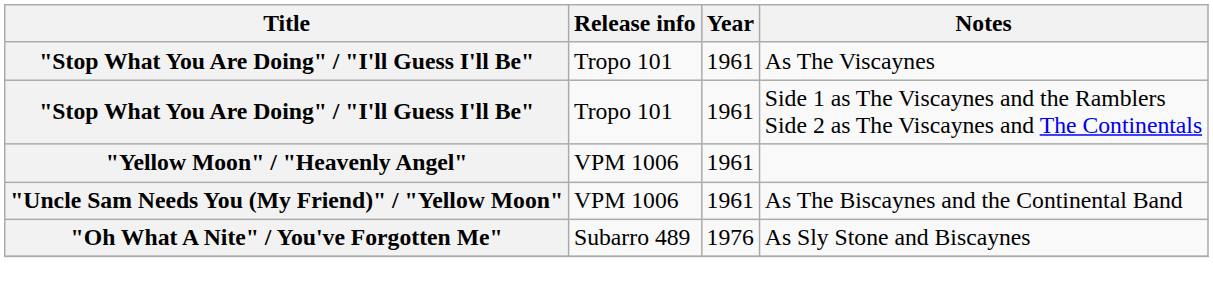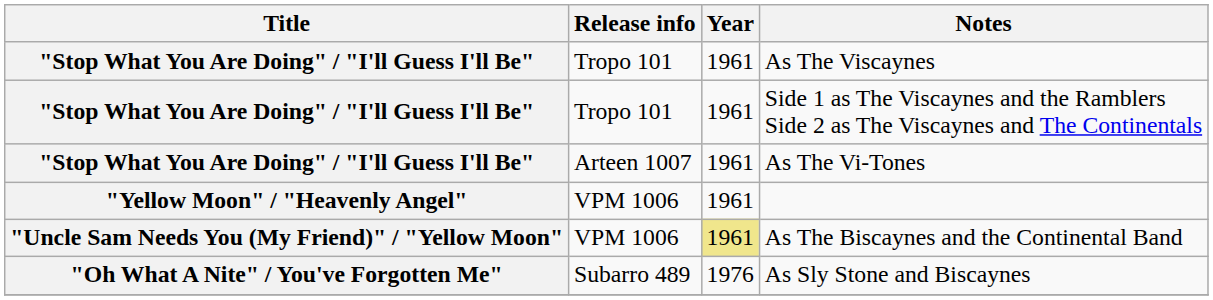+ row: (287, 162)
(730, 200) no background -> (730, 237) khaki background
